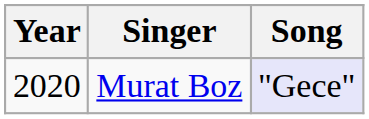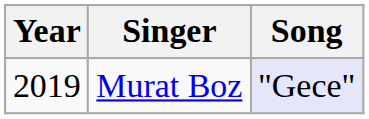(47, 85) 2020 -> (47, 85) 2019
